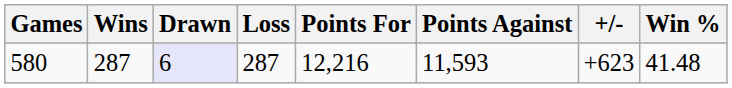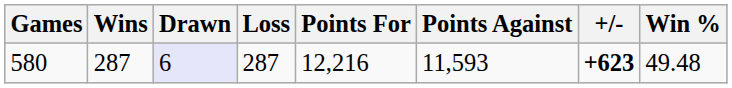(609, 62) normal -> (609, 62) bold
(673, 62) 41.48 -> (673, 62) 49.48
